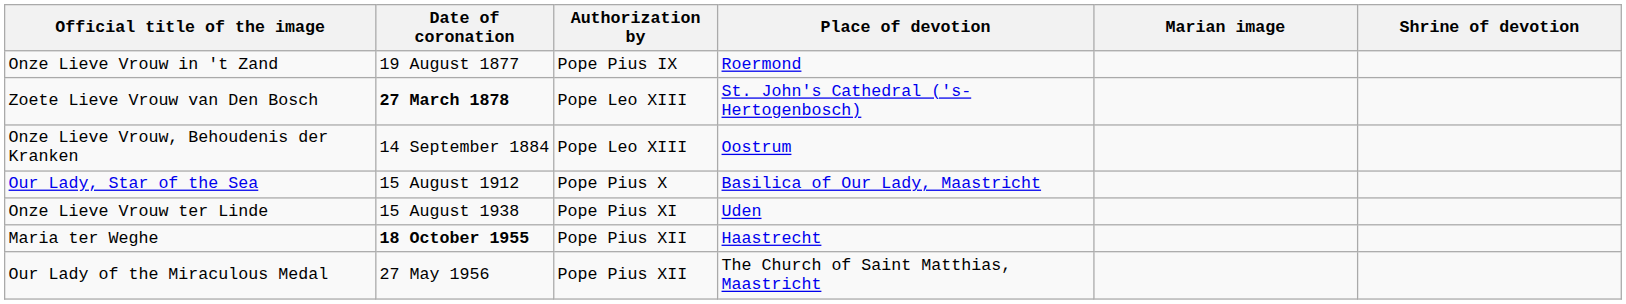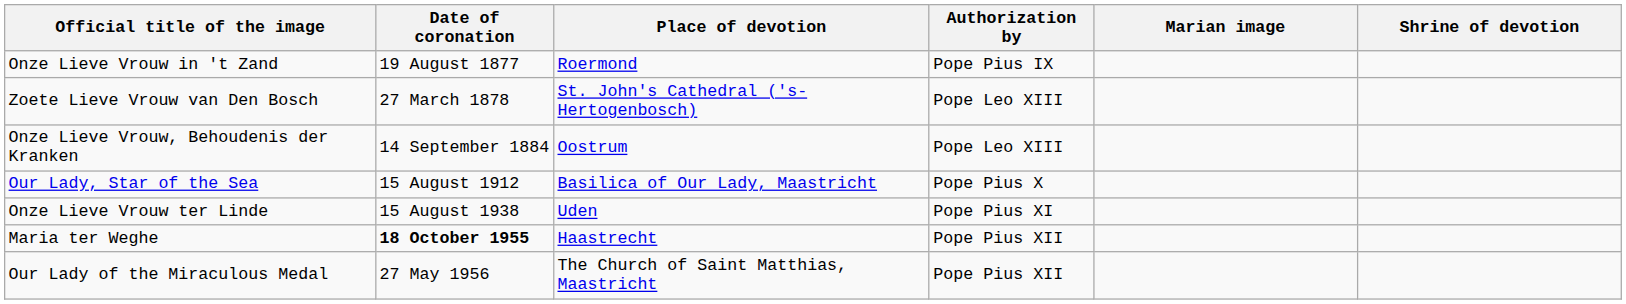columns swapped: (906, 28) <-> (636, 28)
(444, 101) bold -> (444, 101) normal
